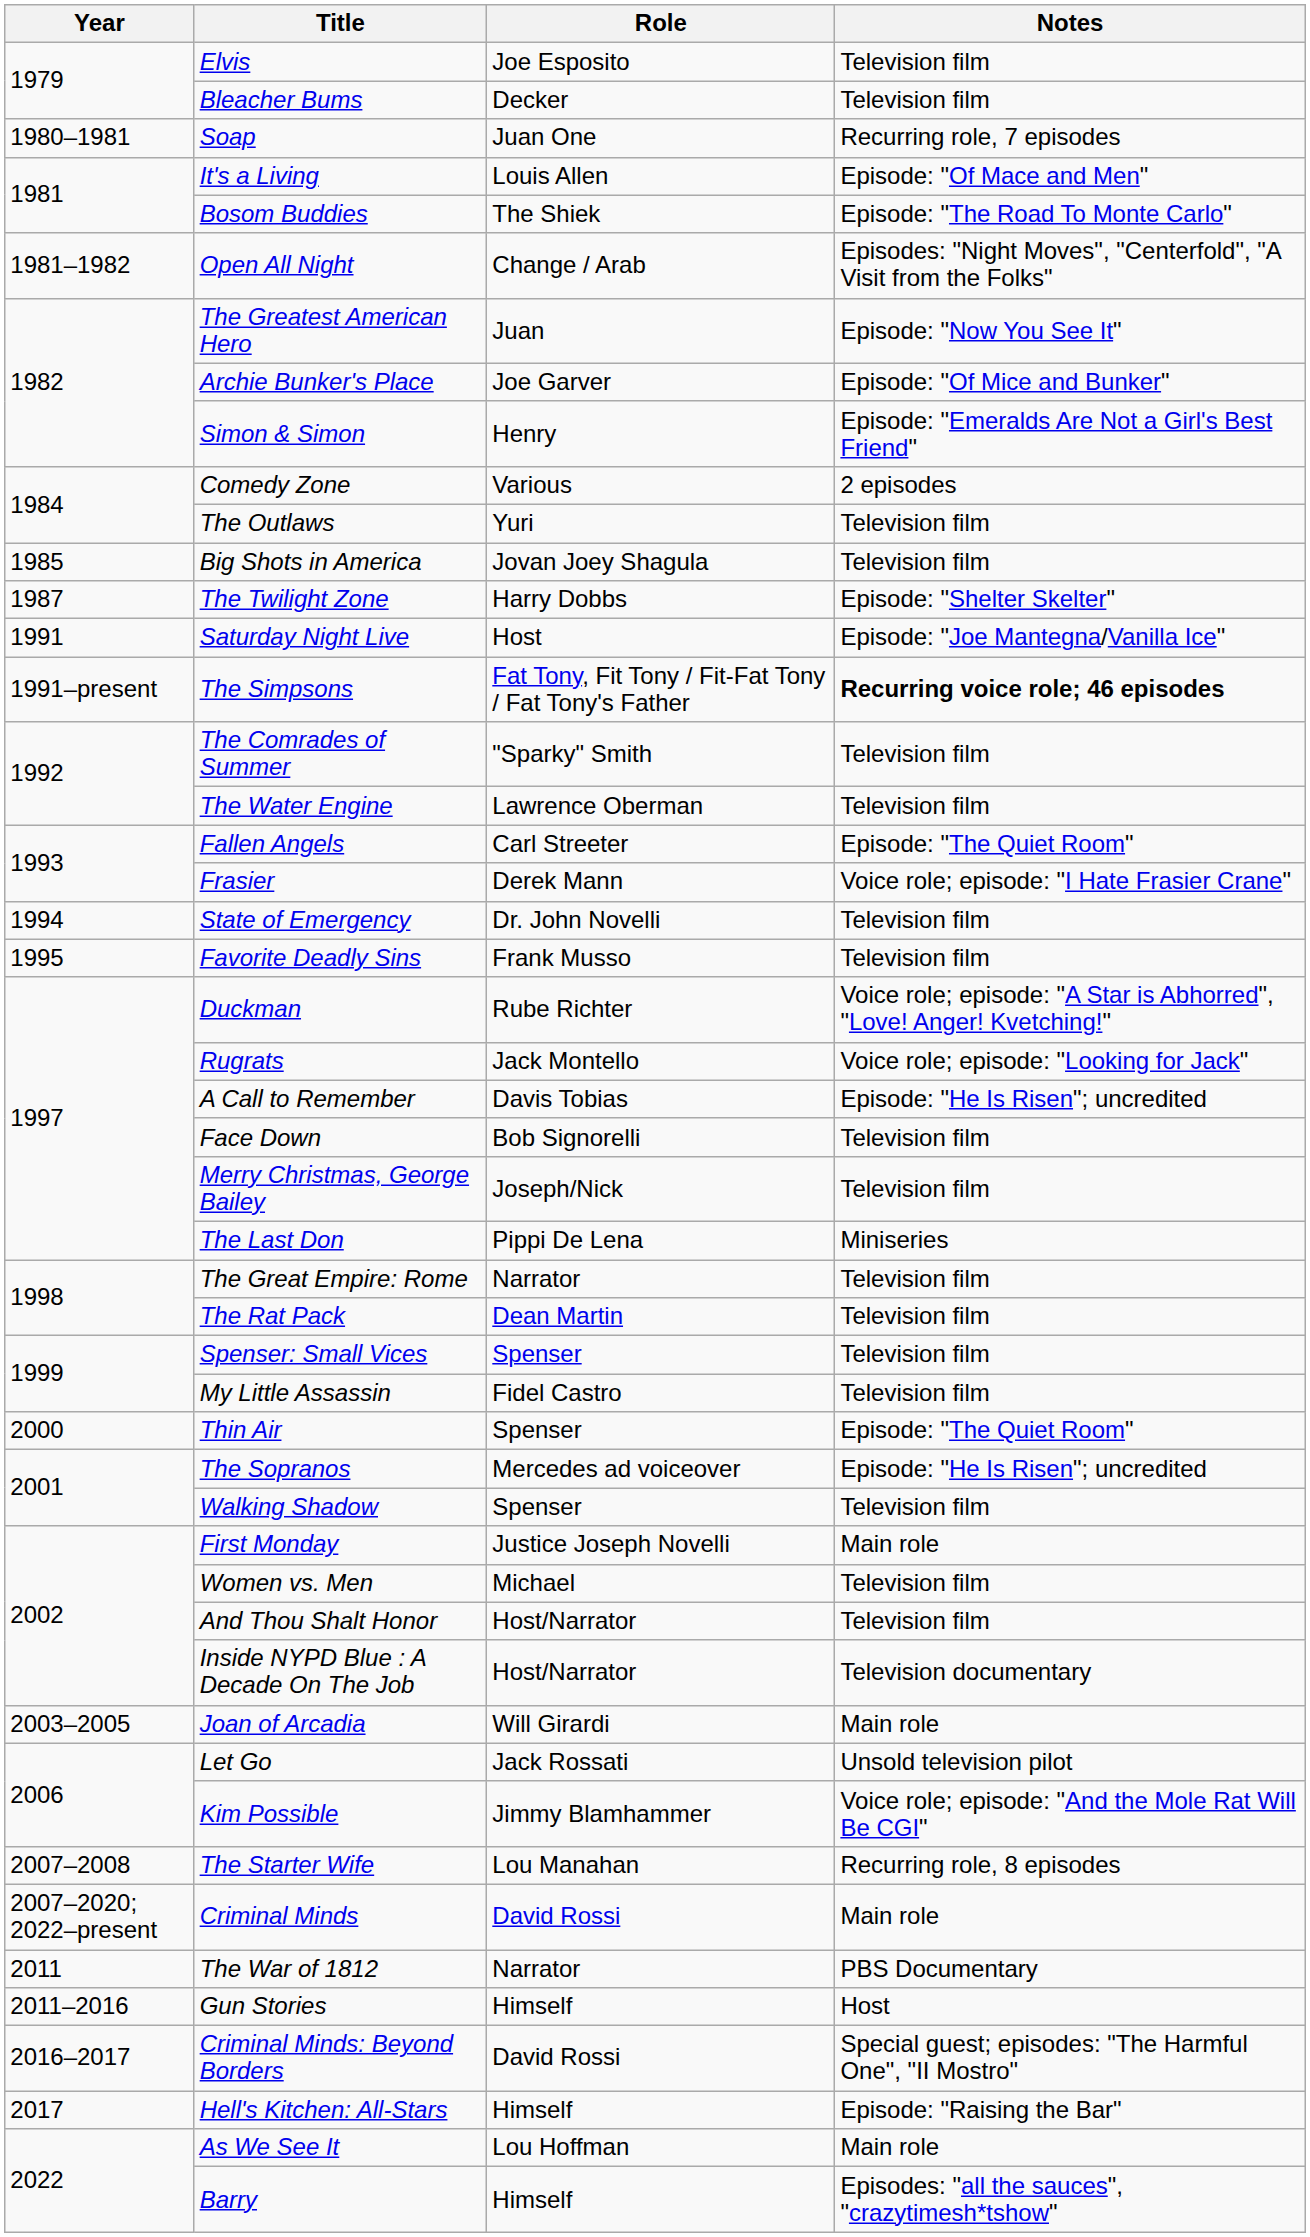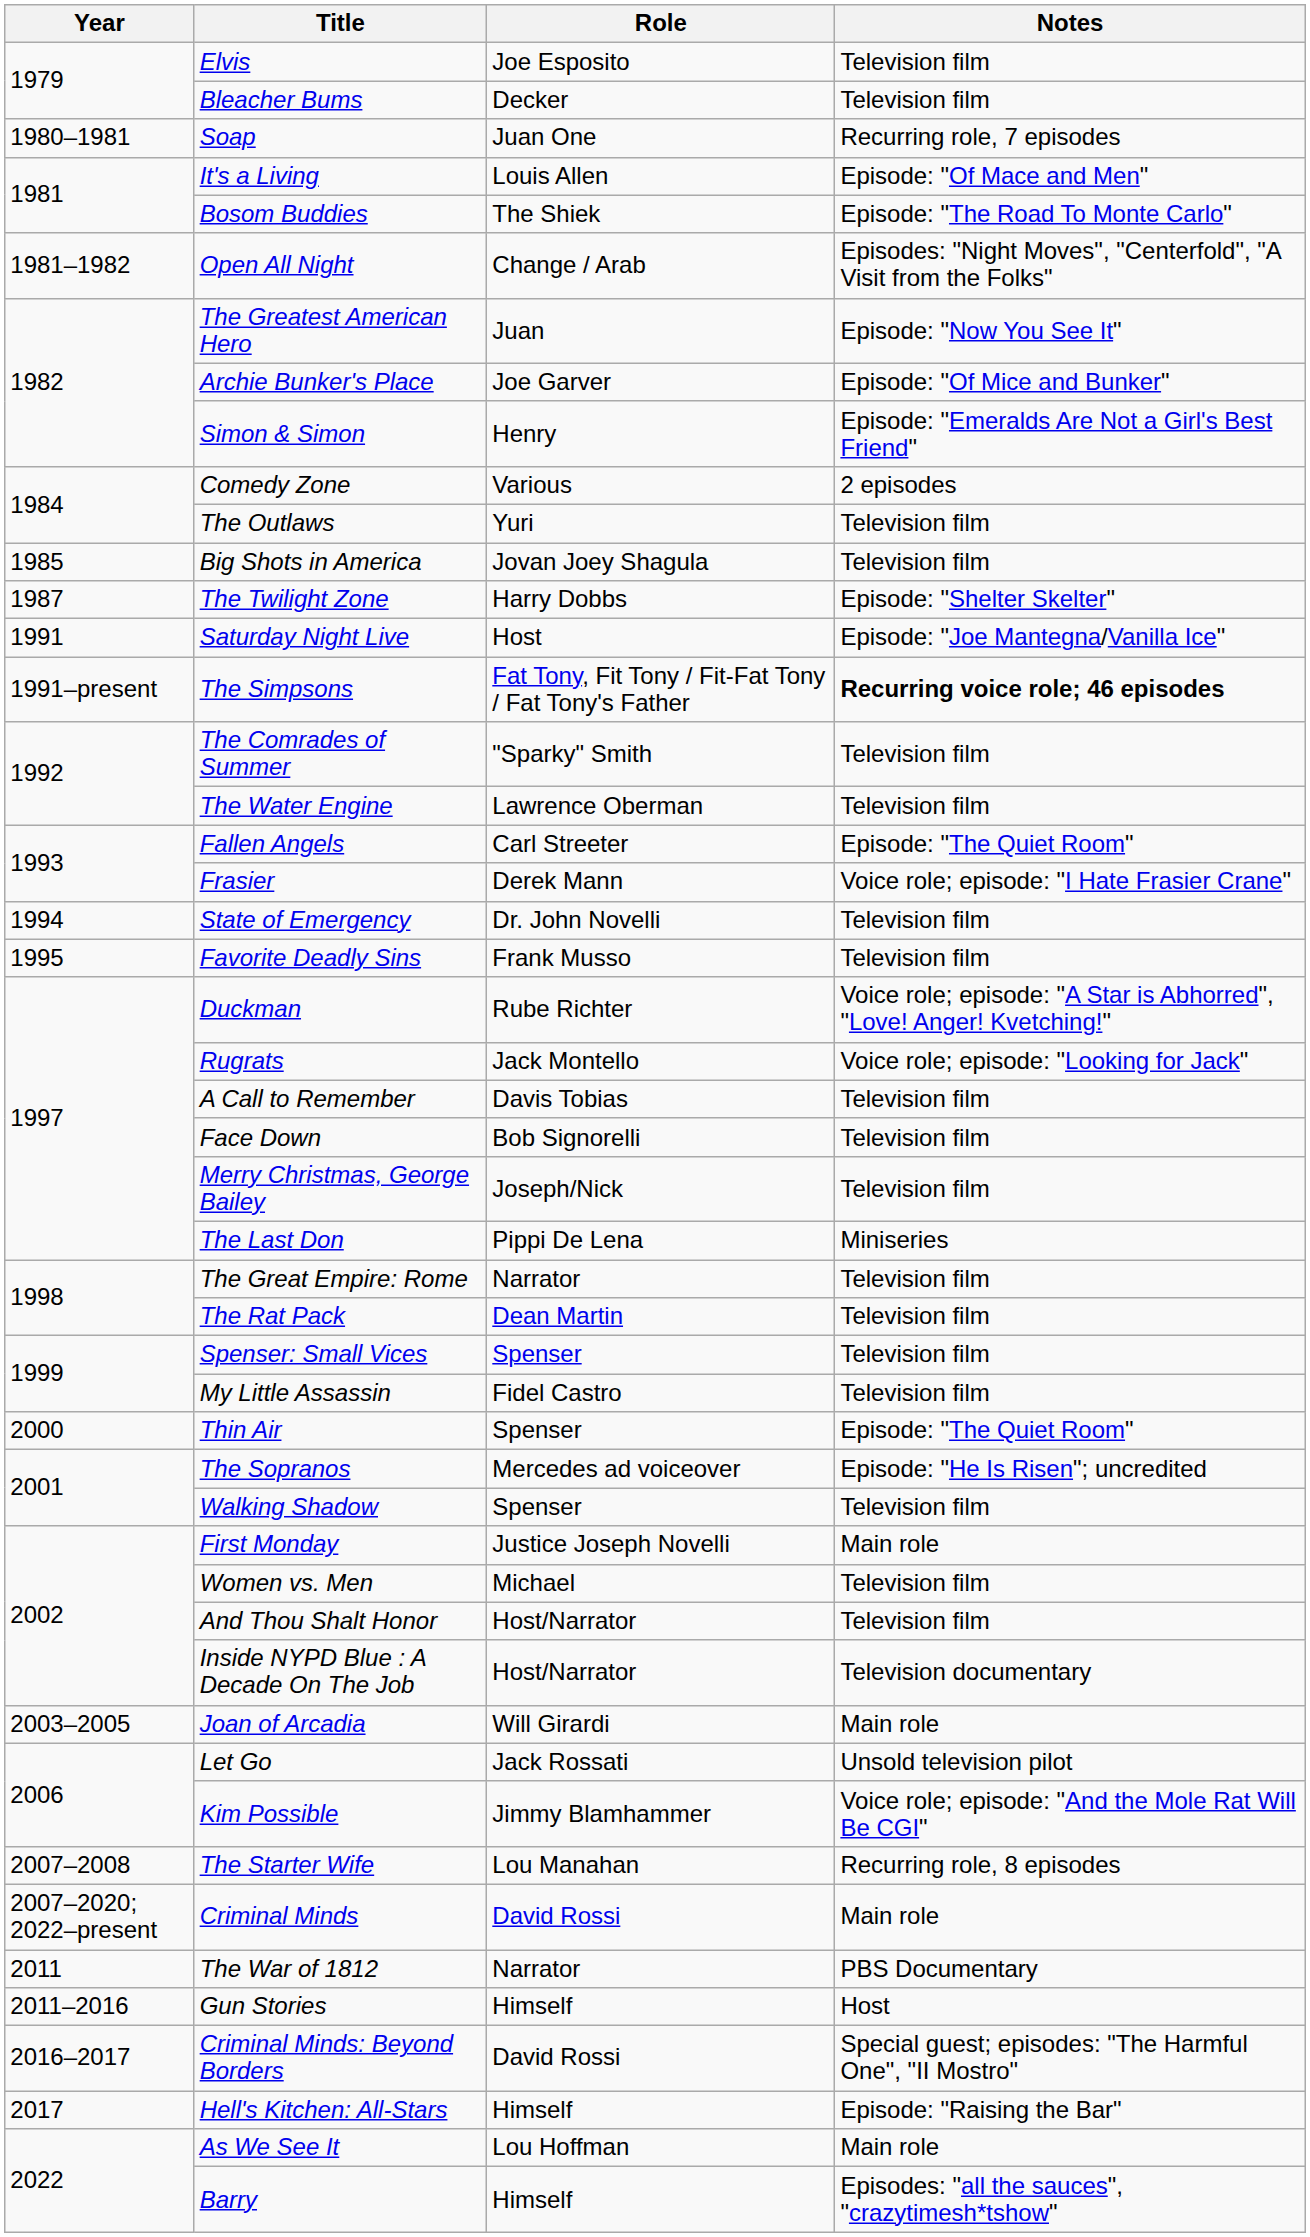(1024, 1099) Episode: "He Is Risen"; uncredited -> (915, 1099) Television film
